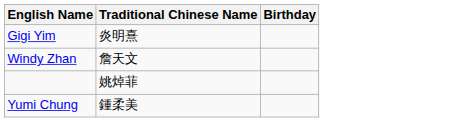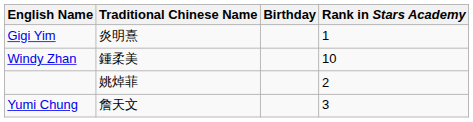+ column: (394, 14)
(119, 59) 詹天文 -> (119, 59) 鍾柔美
(119, 105) 鍾柔美 -> (119, 105) 詹天文
